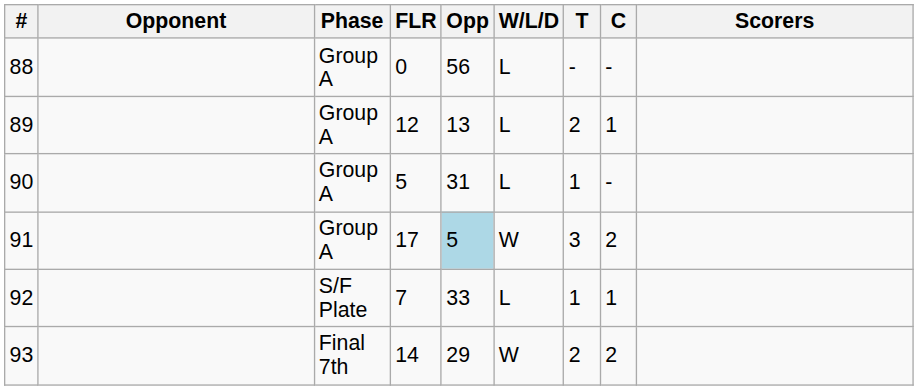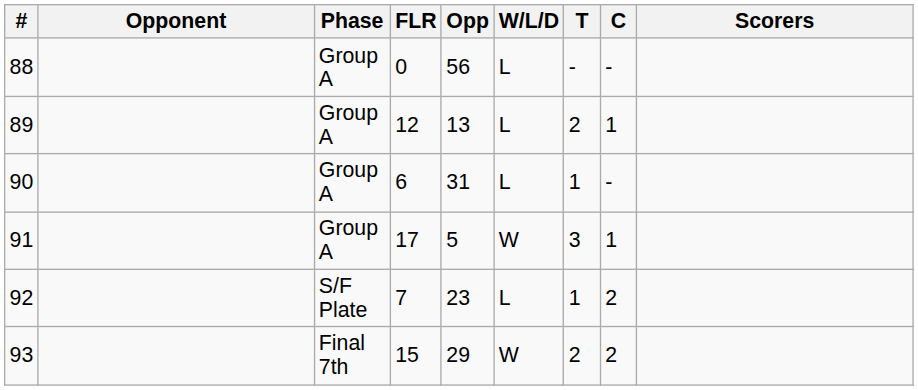(401, 182) 5 -> (401, 182) 6
(452, 240) lightblue background -> (452, 240) no background
(611, 240) 2 -> (611, 240) 1
(458, 297) 33 -> (458, 297) 23
(611, 297) 1 -> (611, 297) 2
(407, 355) 14 -> (407, 355) 15
